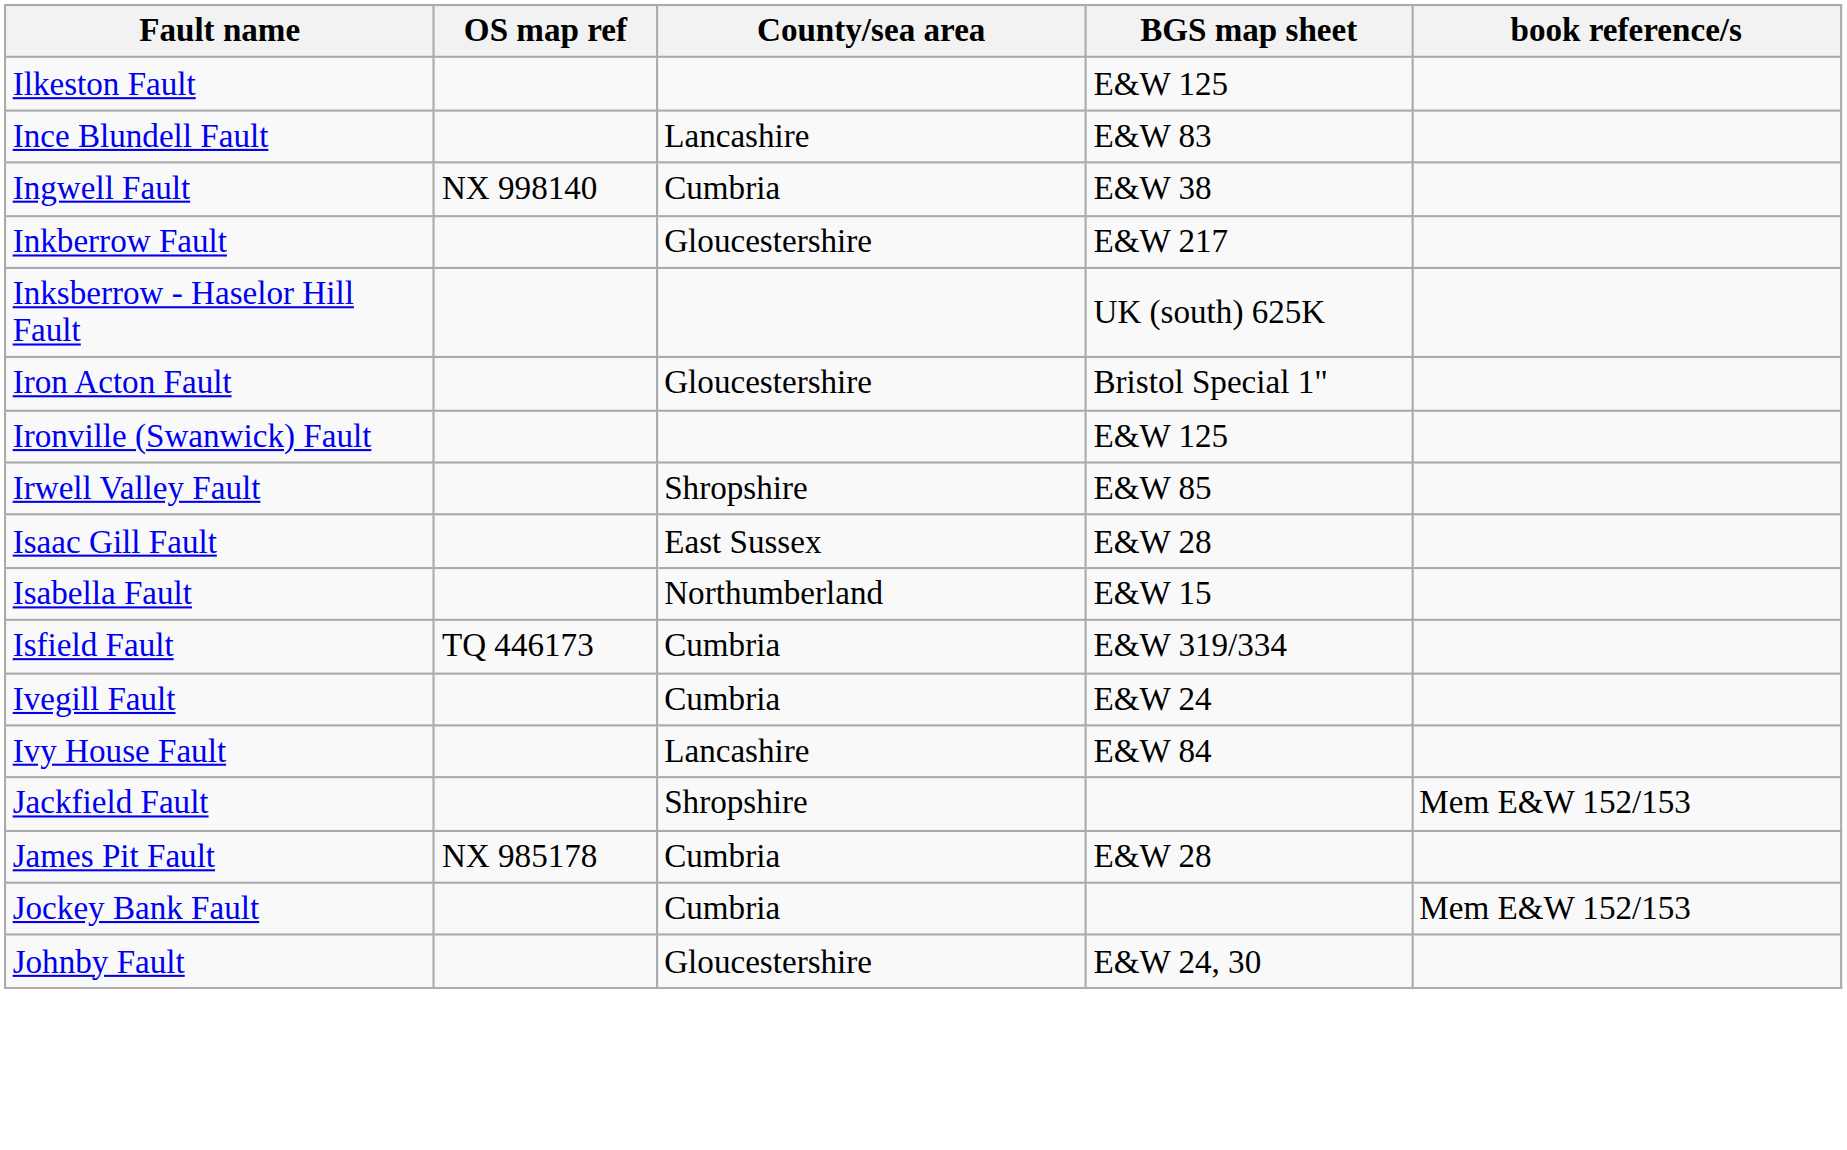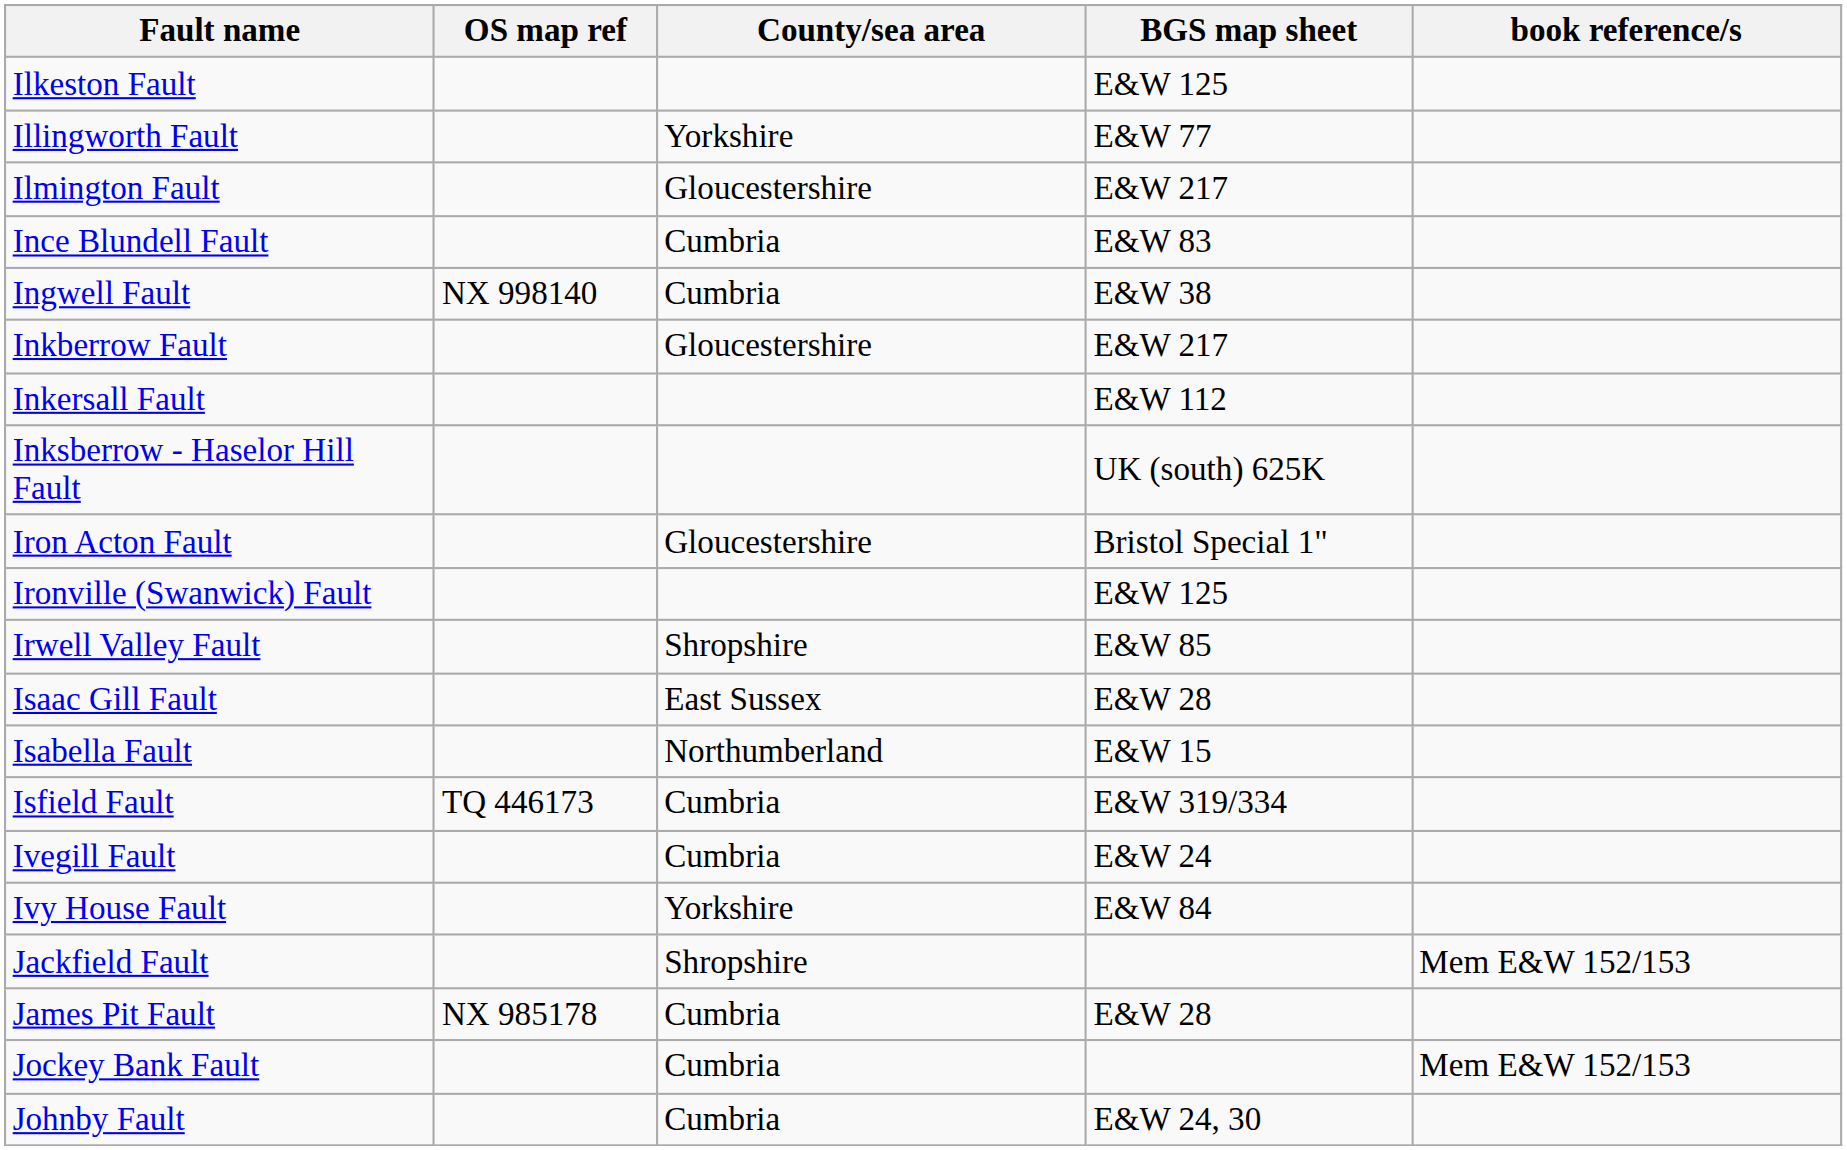+ row: (125, 135)
+ row: (116, 188)
(737, 135) Lancashire -> (722, 240) Cumbria
+ row: (109, 398)
(737, 750) Lancashire -> (729, 908) Yorkshire
(768, 960) Gloucestershire -> (722, 1118) Cumbria
